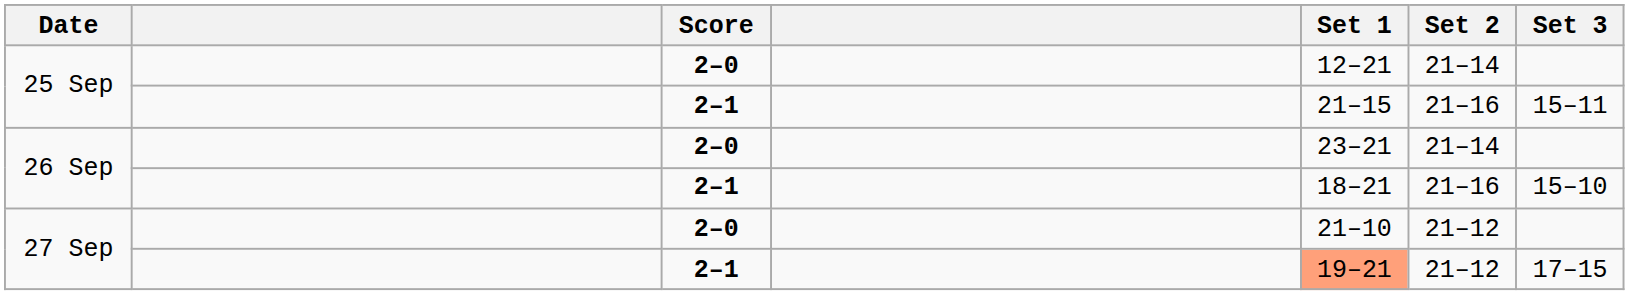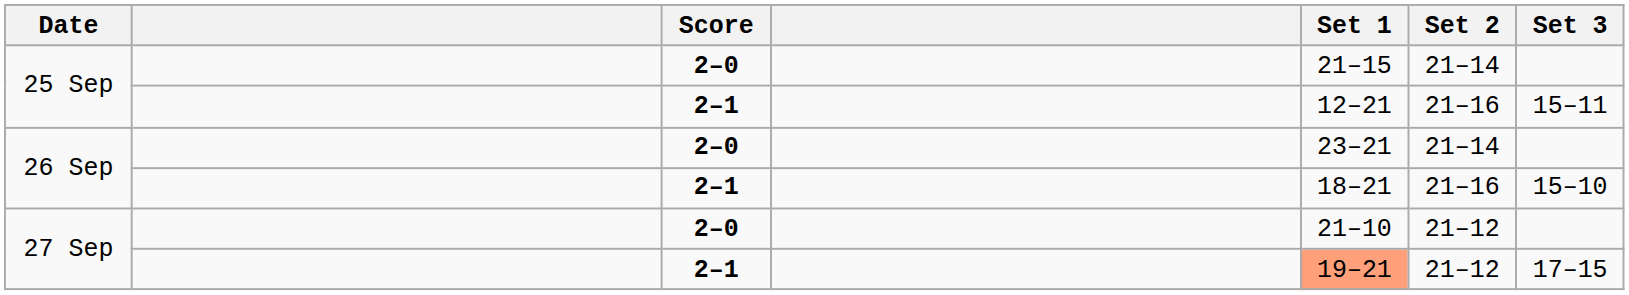(1354, 66) 12–21 -> (1354, 66) 21–15
(1354, 107) 21–15 -> (1354, 107) 12–21
